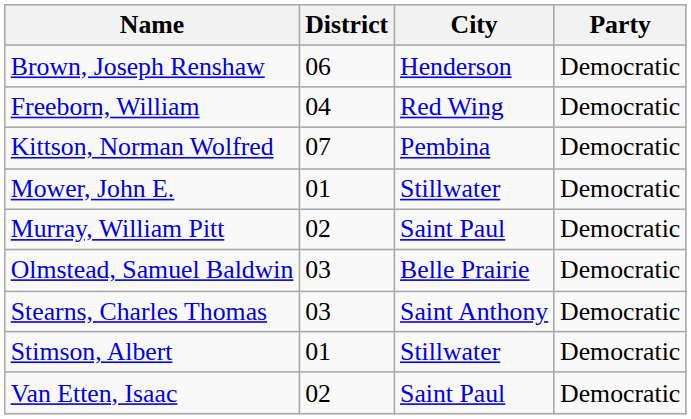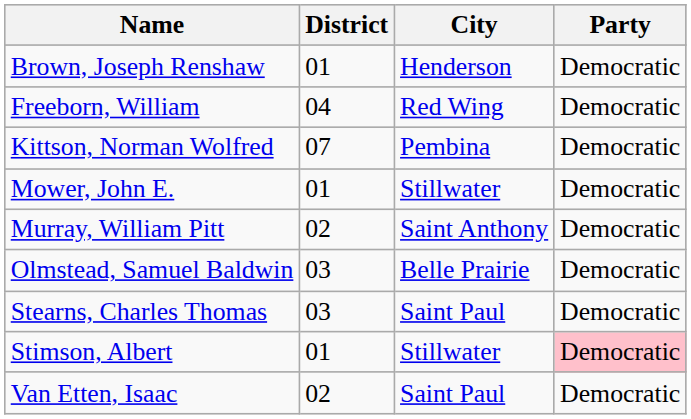(318, 65) 06 -> (318, 65) 01
(453, 229) Saint Paul -> (474, 229) Saint Anthony
(474, 310) Saint Anthony -> (453, 310) Saint Paul
(620, 351) no background -> (620, 351) pink background
